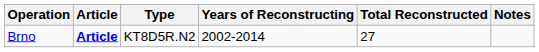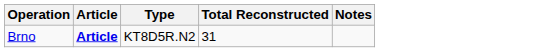- column: (278, 15)
(368, 36) 27 -> (209, 36) 31
